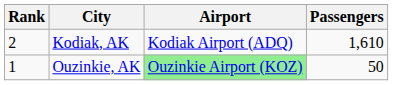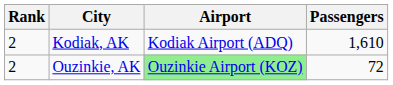(12, 67) 1 -> (12, 67) 2
(376, 67) 50 -> (376, 67) 72
